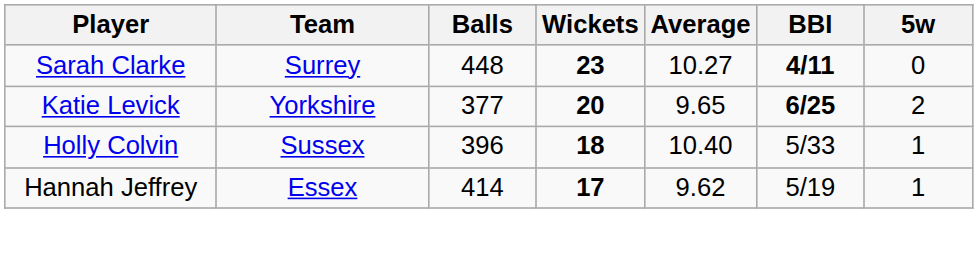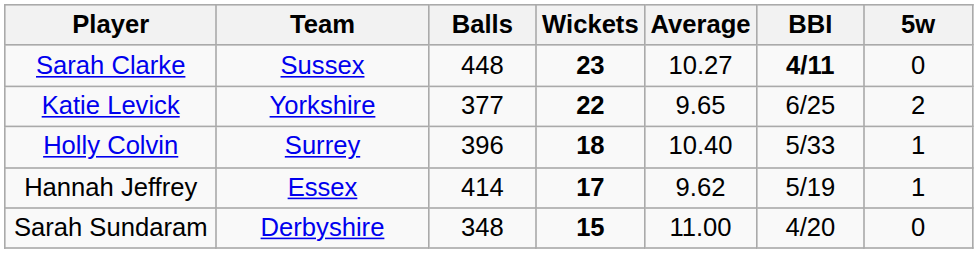(323, 65) Surrey -> (322, 65) Sussex
(590, 106) 20 -> (590, 106) 22
(810, 106) bold -> (810, 106) normal
(322, 146) Sussex -> (323, 146) Surrey
+ row: (111, 227)
